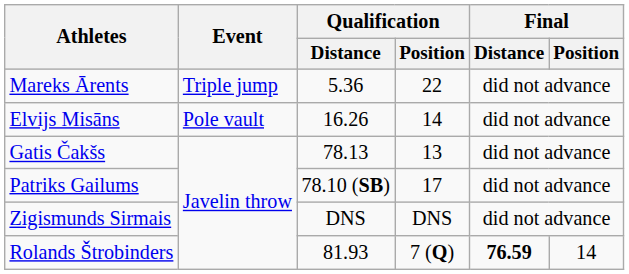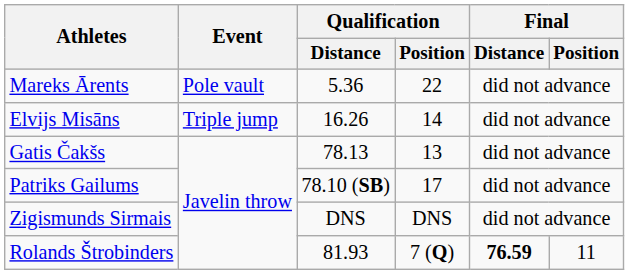(230, 86) Triple jump -> (223, 86) Pole vault
(223, 119) Pole vault -> (230, 119) Triple jump
(586, 252) 14 -> (586, 252) 11
